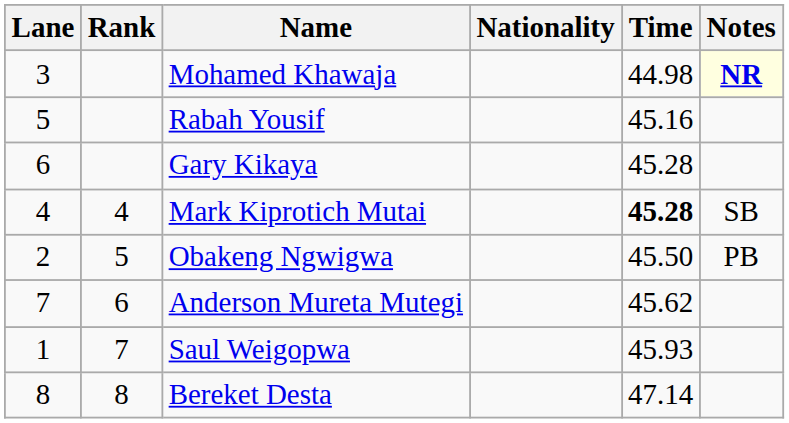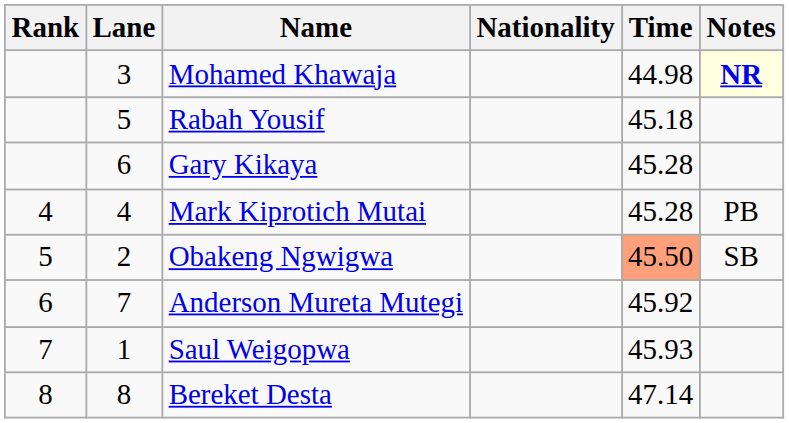columns swapped: (121, 27) <-> (43, 27)
(661, 119) 45.16 -> (661, 119) 45.18
(661, 211) bold -> (661, 211) normal
(741, 211) SB -> (741, 211) PB
(661, 257) no background -> (661, 257) lightsalmon background
(741, 257) PB -> (741, 257) SB
(661, 303) 45.62 -> (661, 303) 45.92
